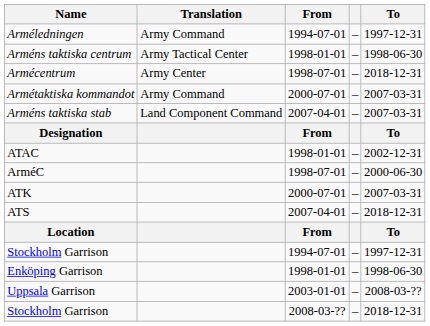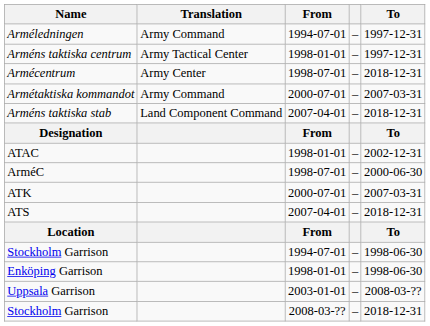(393, 53) 1998-06-30 -> (393, 53) 1997-12-31
(393, 113) 2007-03-31 -> (393, 113) 2018-12-31
(393, 251) 1997-12-31 -> (393, 251) 1998-06-30
